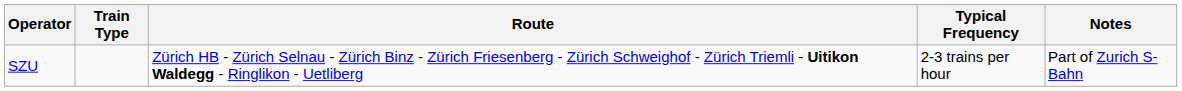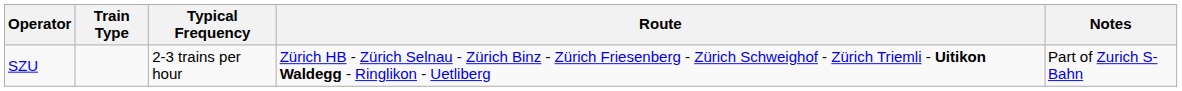columns swapped: (533, 24) <-> (981, 24)
